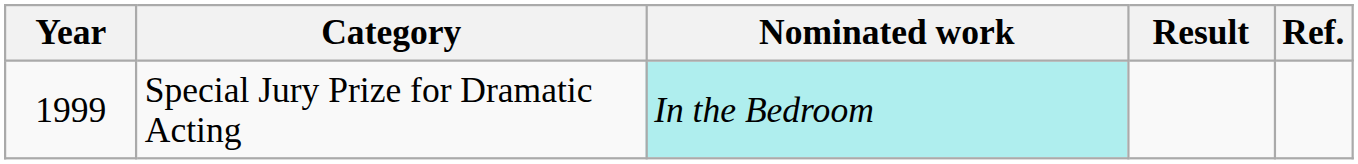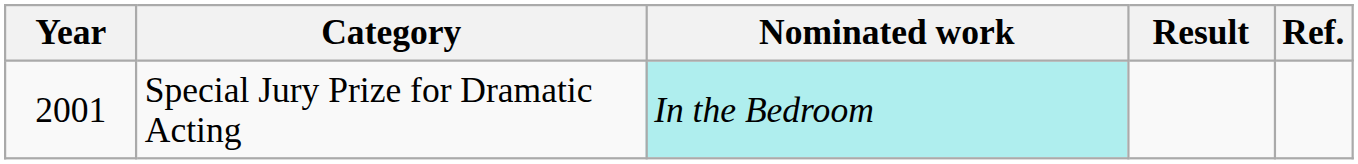(71, 108) 1999 -> (71, 108) 2001
